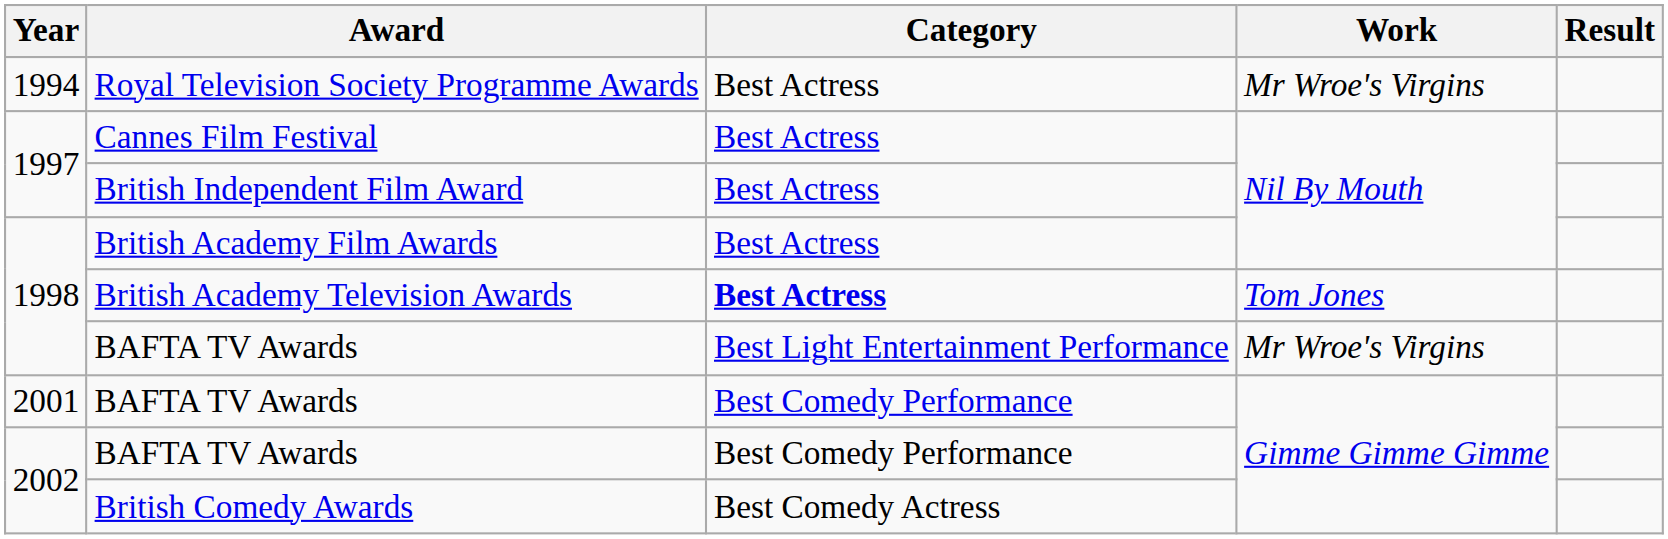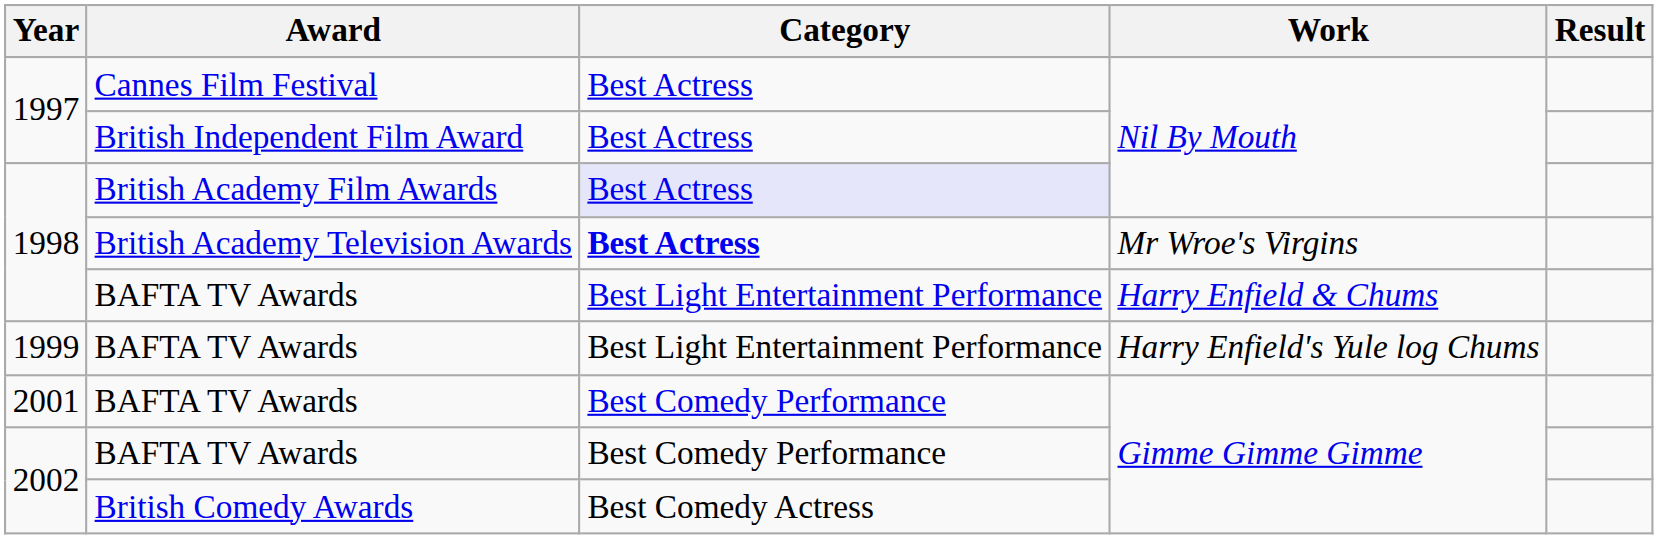- row: (46, 83)
(797, 242) no background -> (670, 189) lavender background
(1314, 294) Tom Jones -> (1238, 242) Mr Wroe's Virgins
(1364, 347) Mr Wroe's Virgins -> (1278, 294) Harry Enfield & Chums
+ row: (46, 347)
